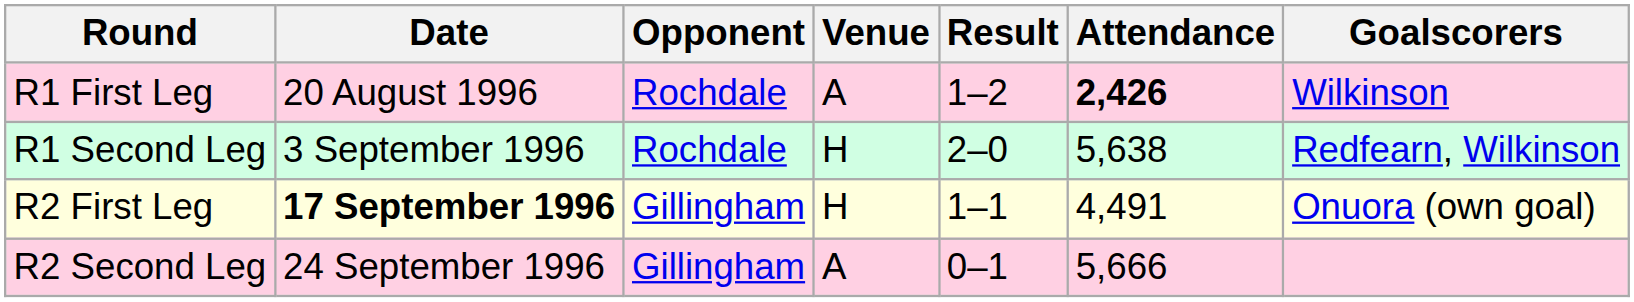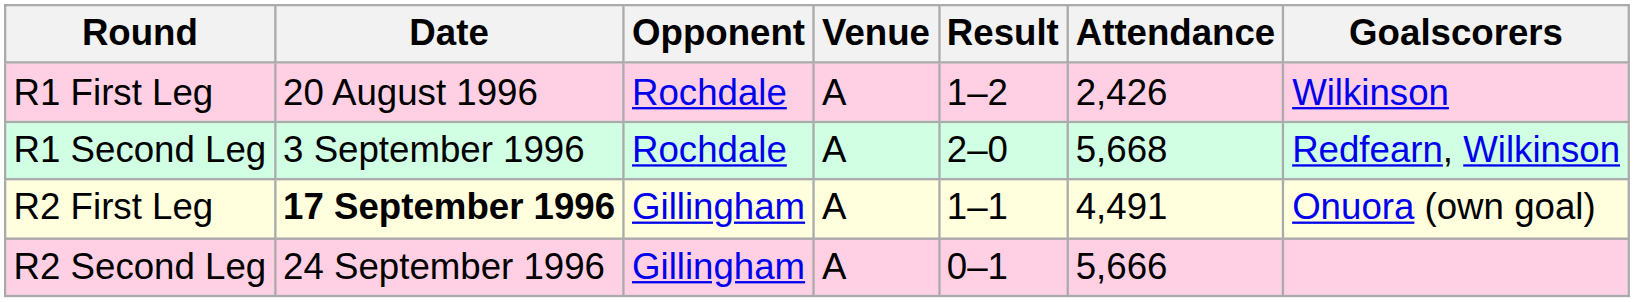(1122, 91) bold -> (1122, 91) normal
(835, 149) H -> (834, 149) A
(1122, 149) 5,638 -> (1122, 149) 5,668
(835, 207) H -> (834, 207) A
